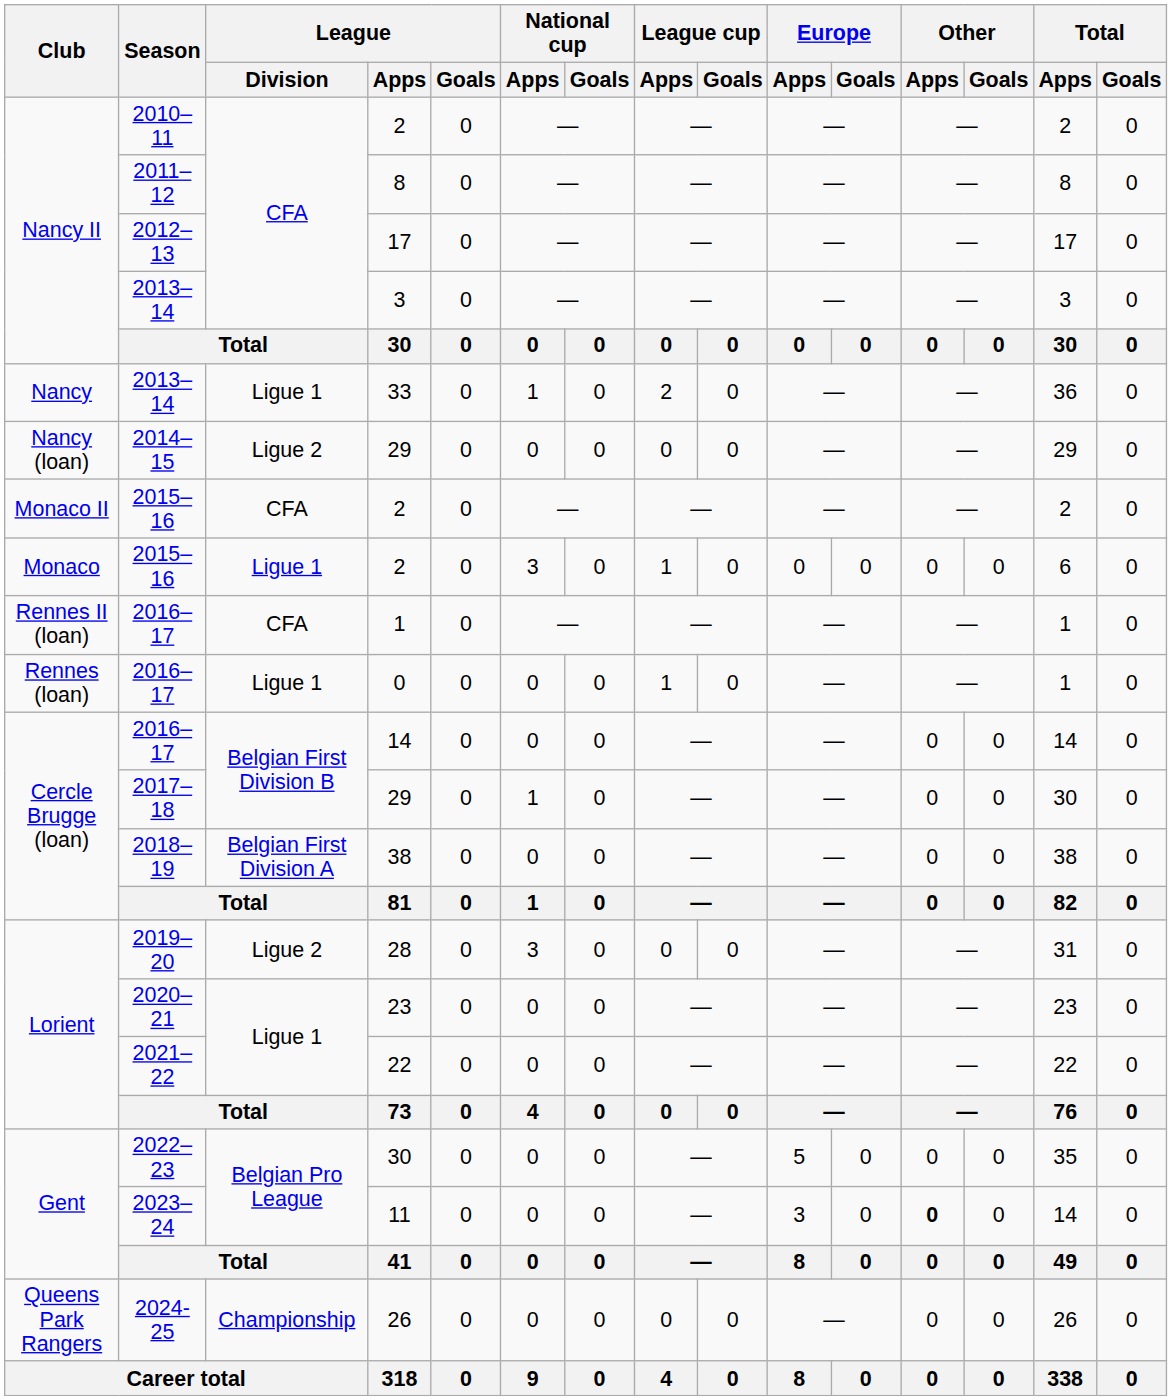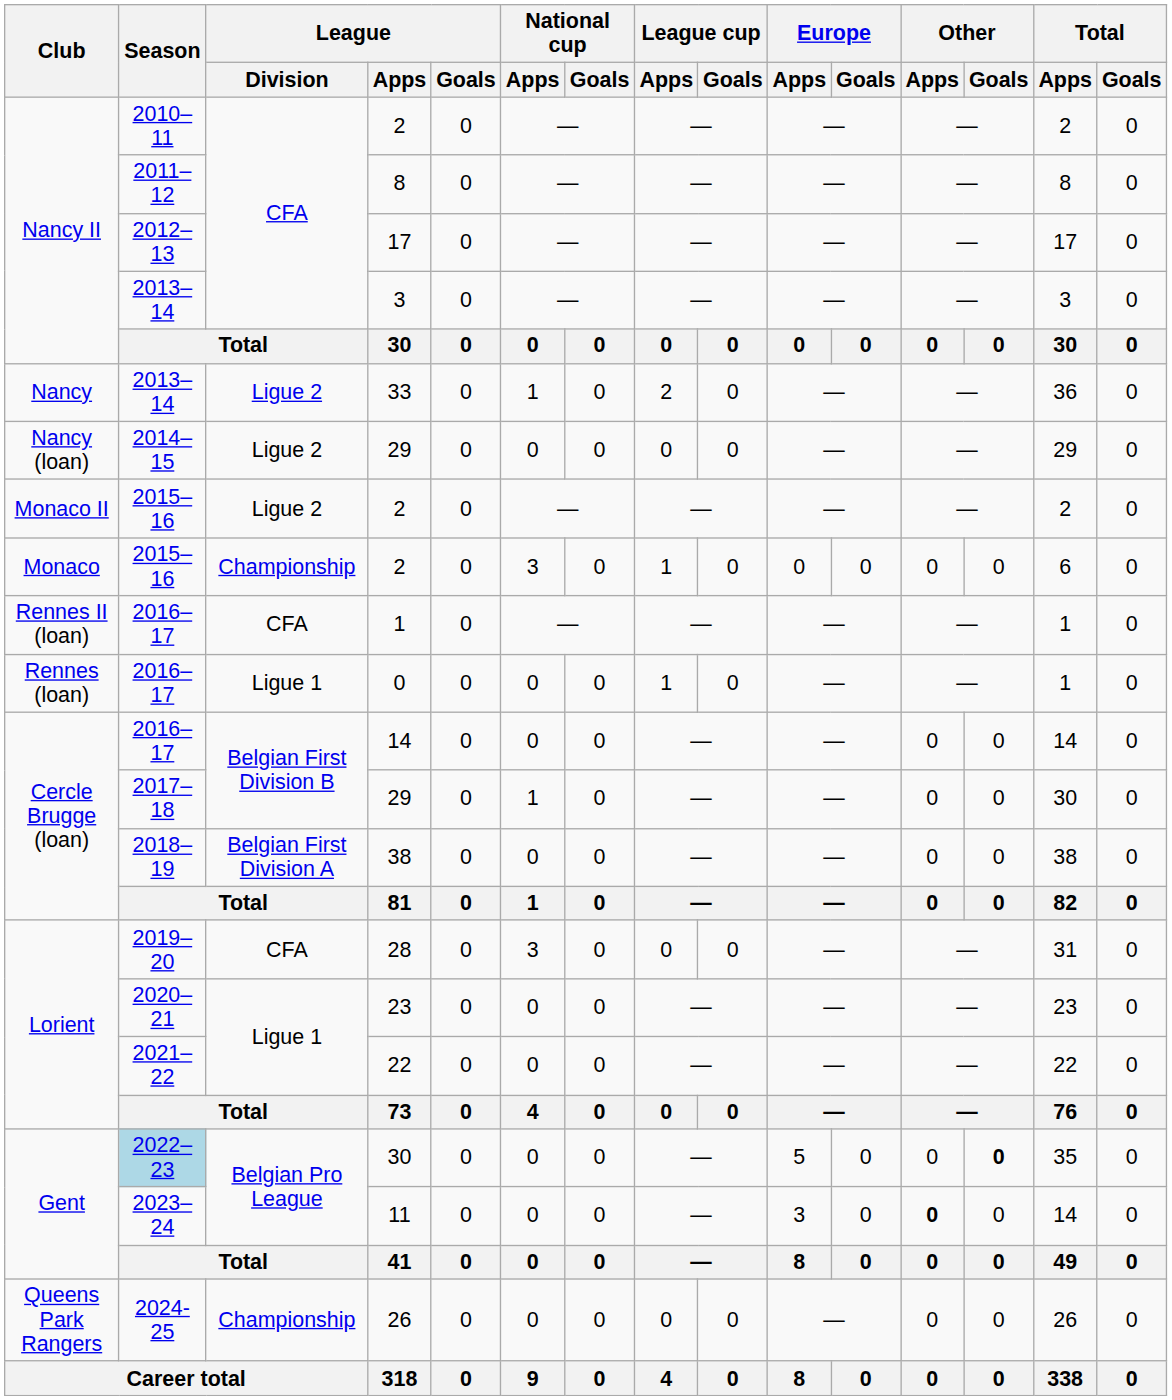(287, 392) Ligue 1 -> (287, 392) Ligue 2
(287, 508) CFA -> (287, 508) Ligue 2
(287, 566) Ligue 1 -> (287, 566) Championship
(287, 949) Ligue 2 -> (287, 949) CFA
(162, 1157) no background -> (162, 1157) lightblue background
(999, 1157) normal -> (999, 1157) bold
